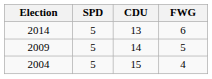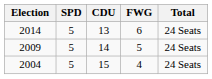+ column: (183, 13)
